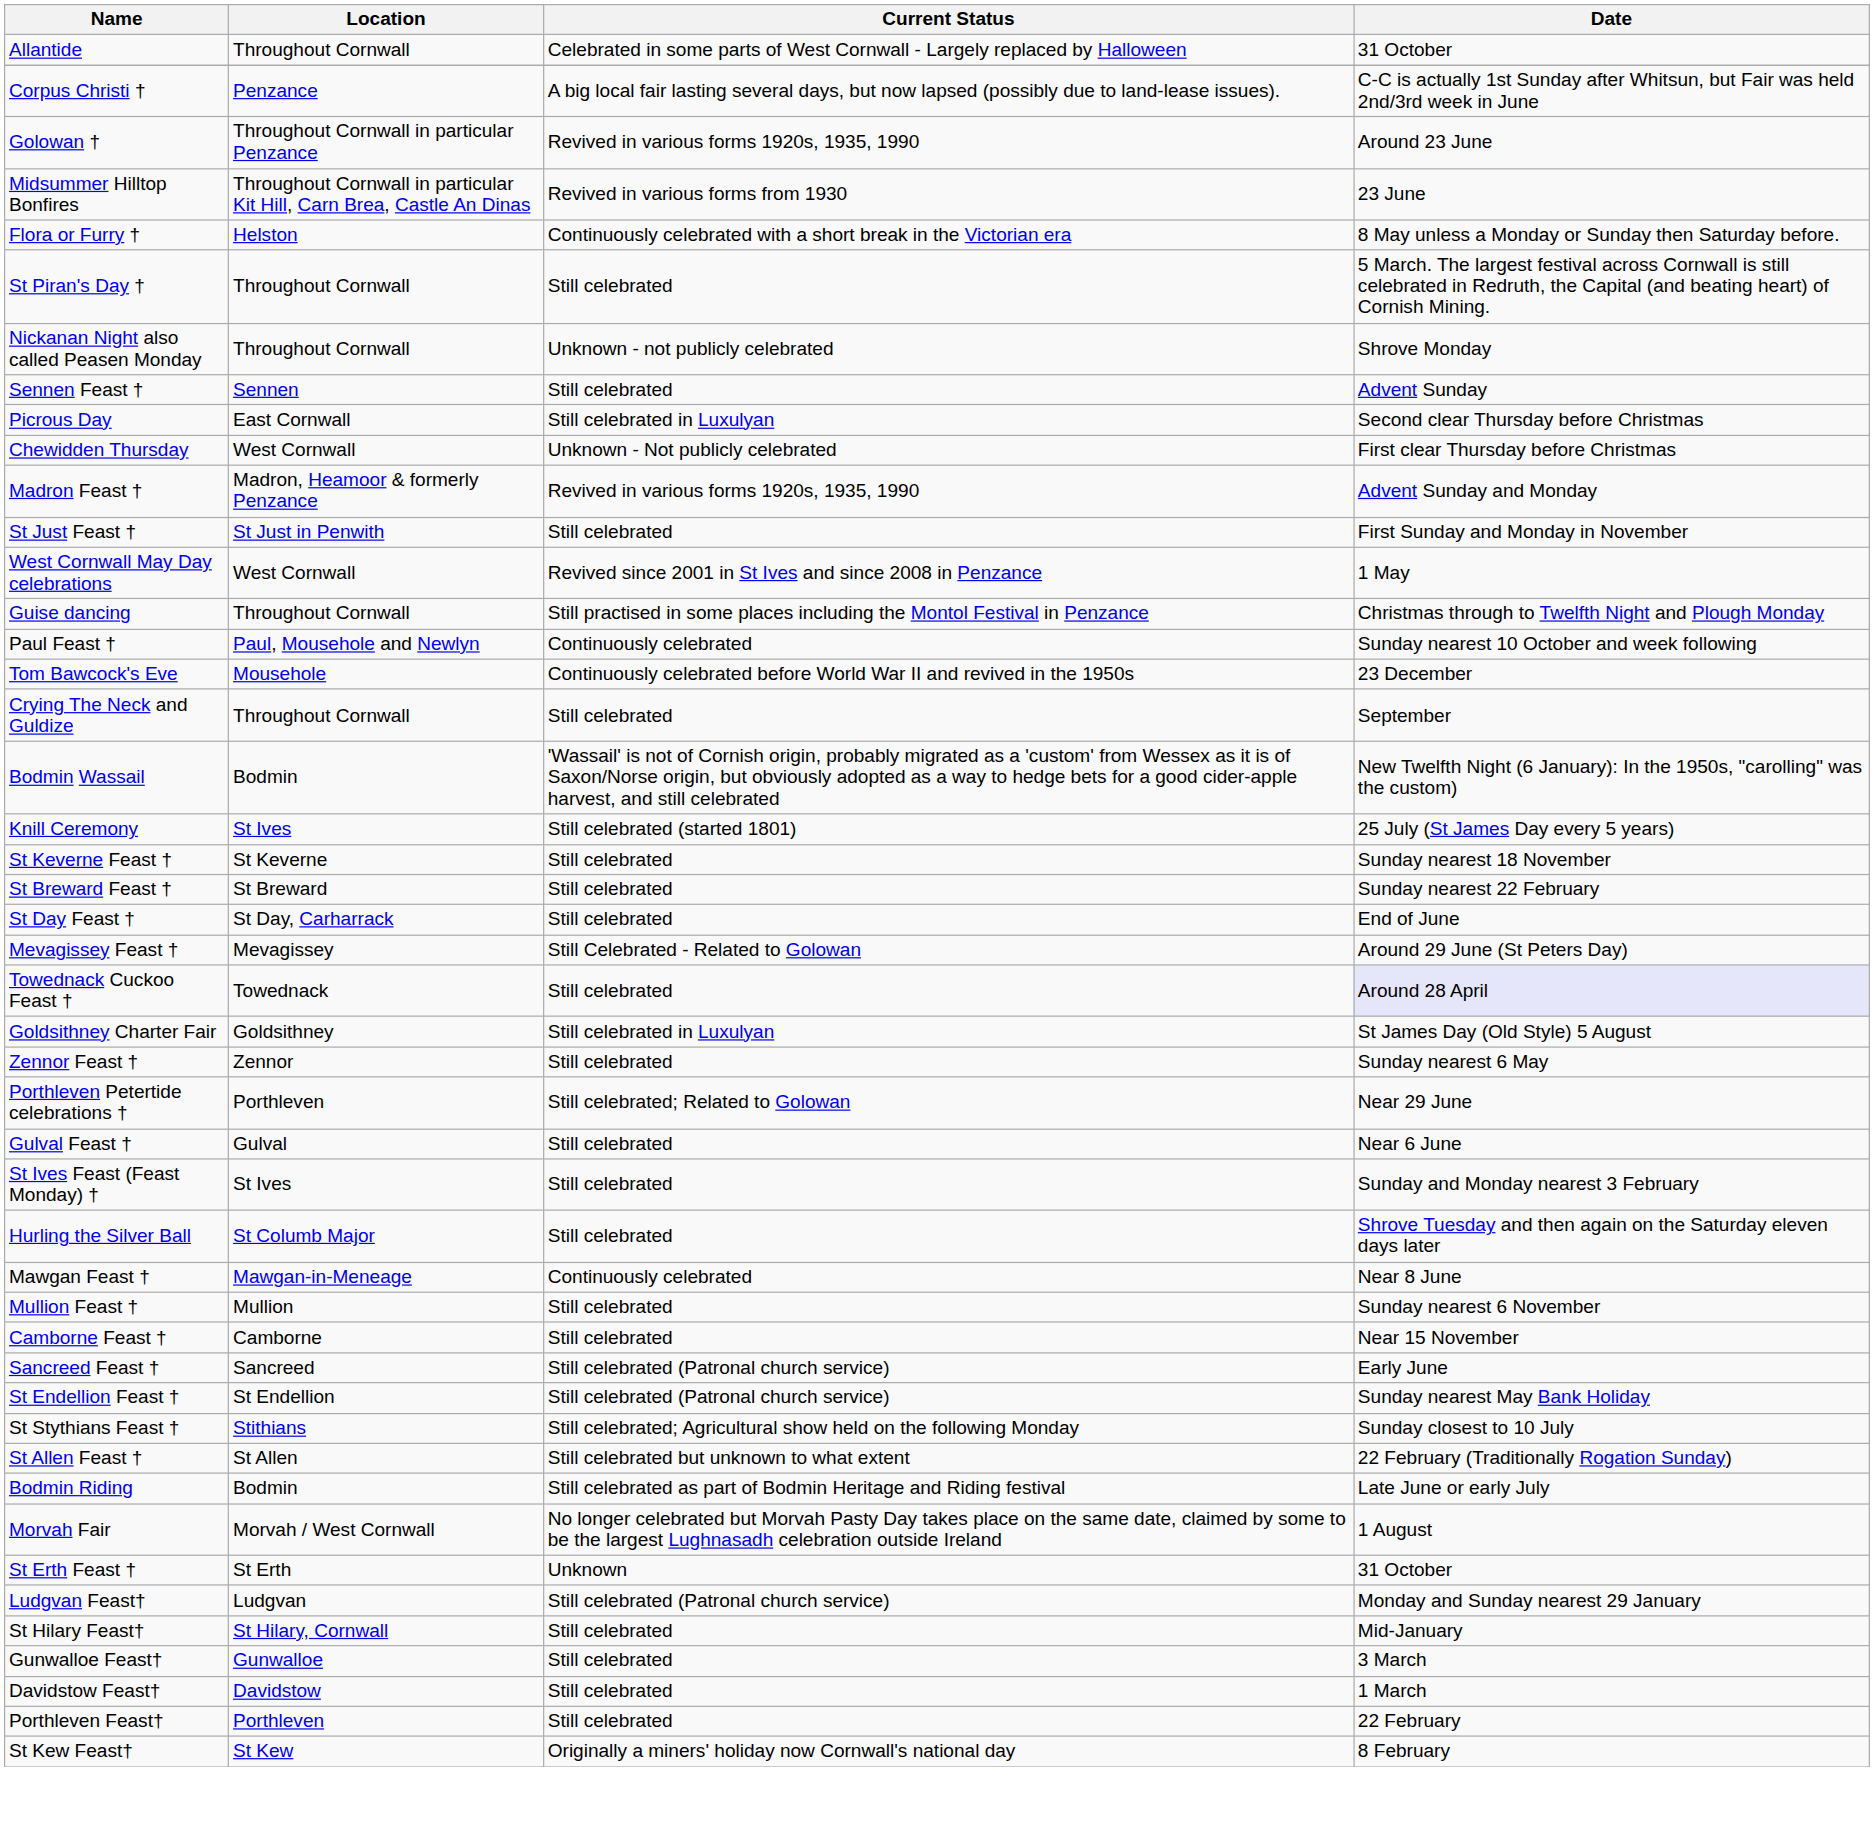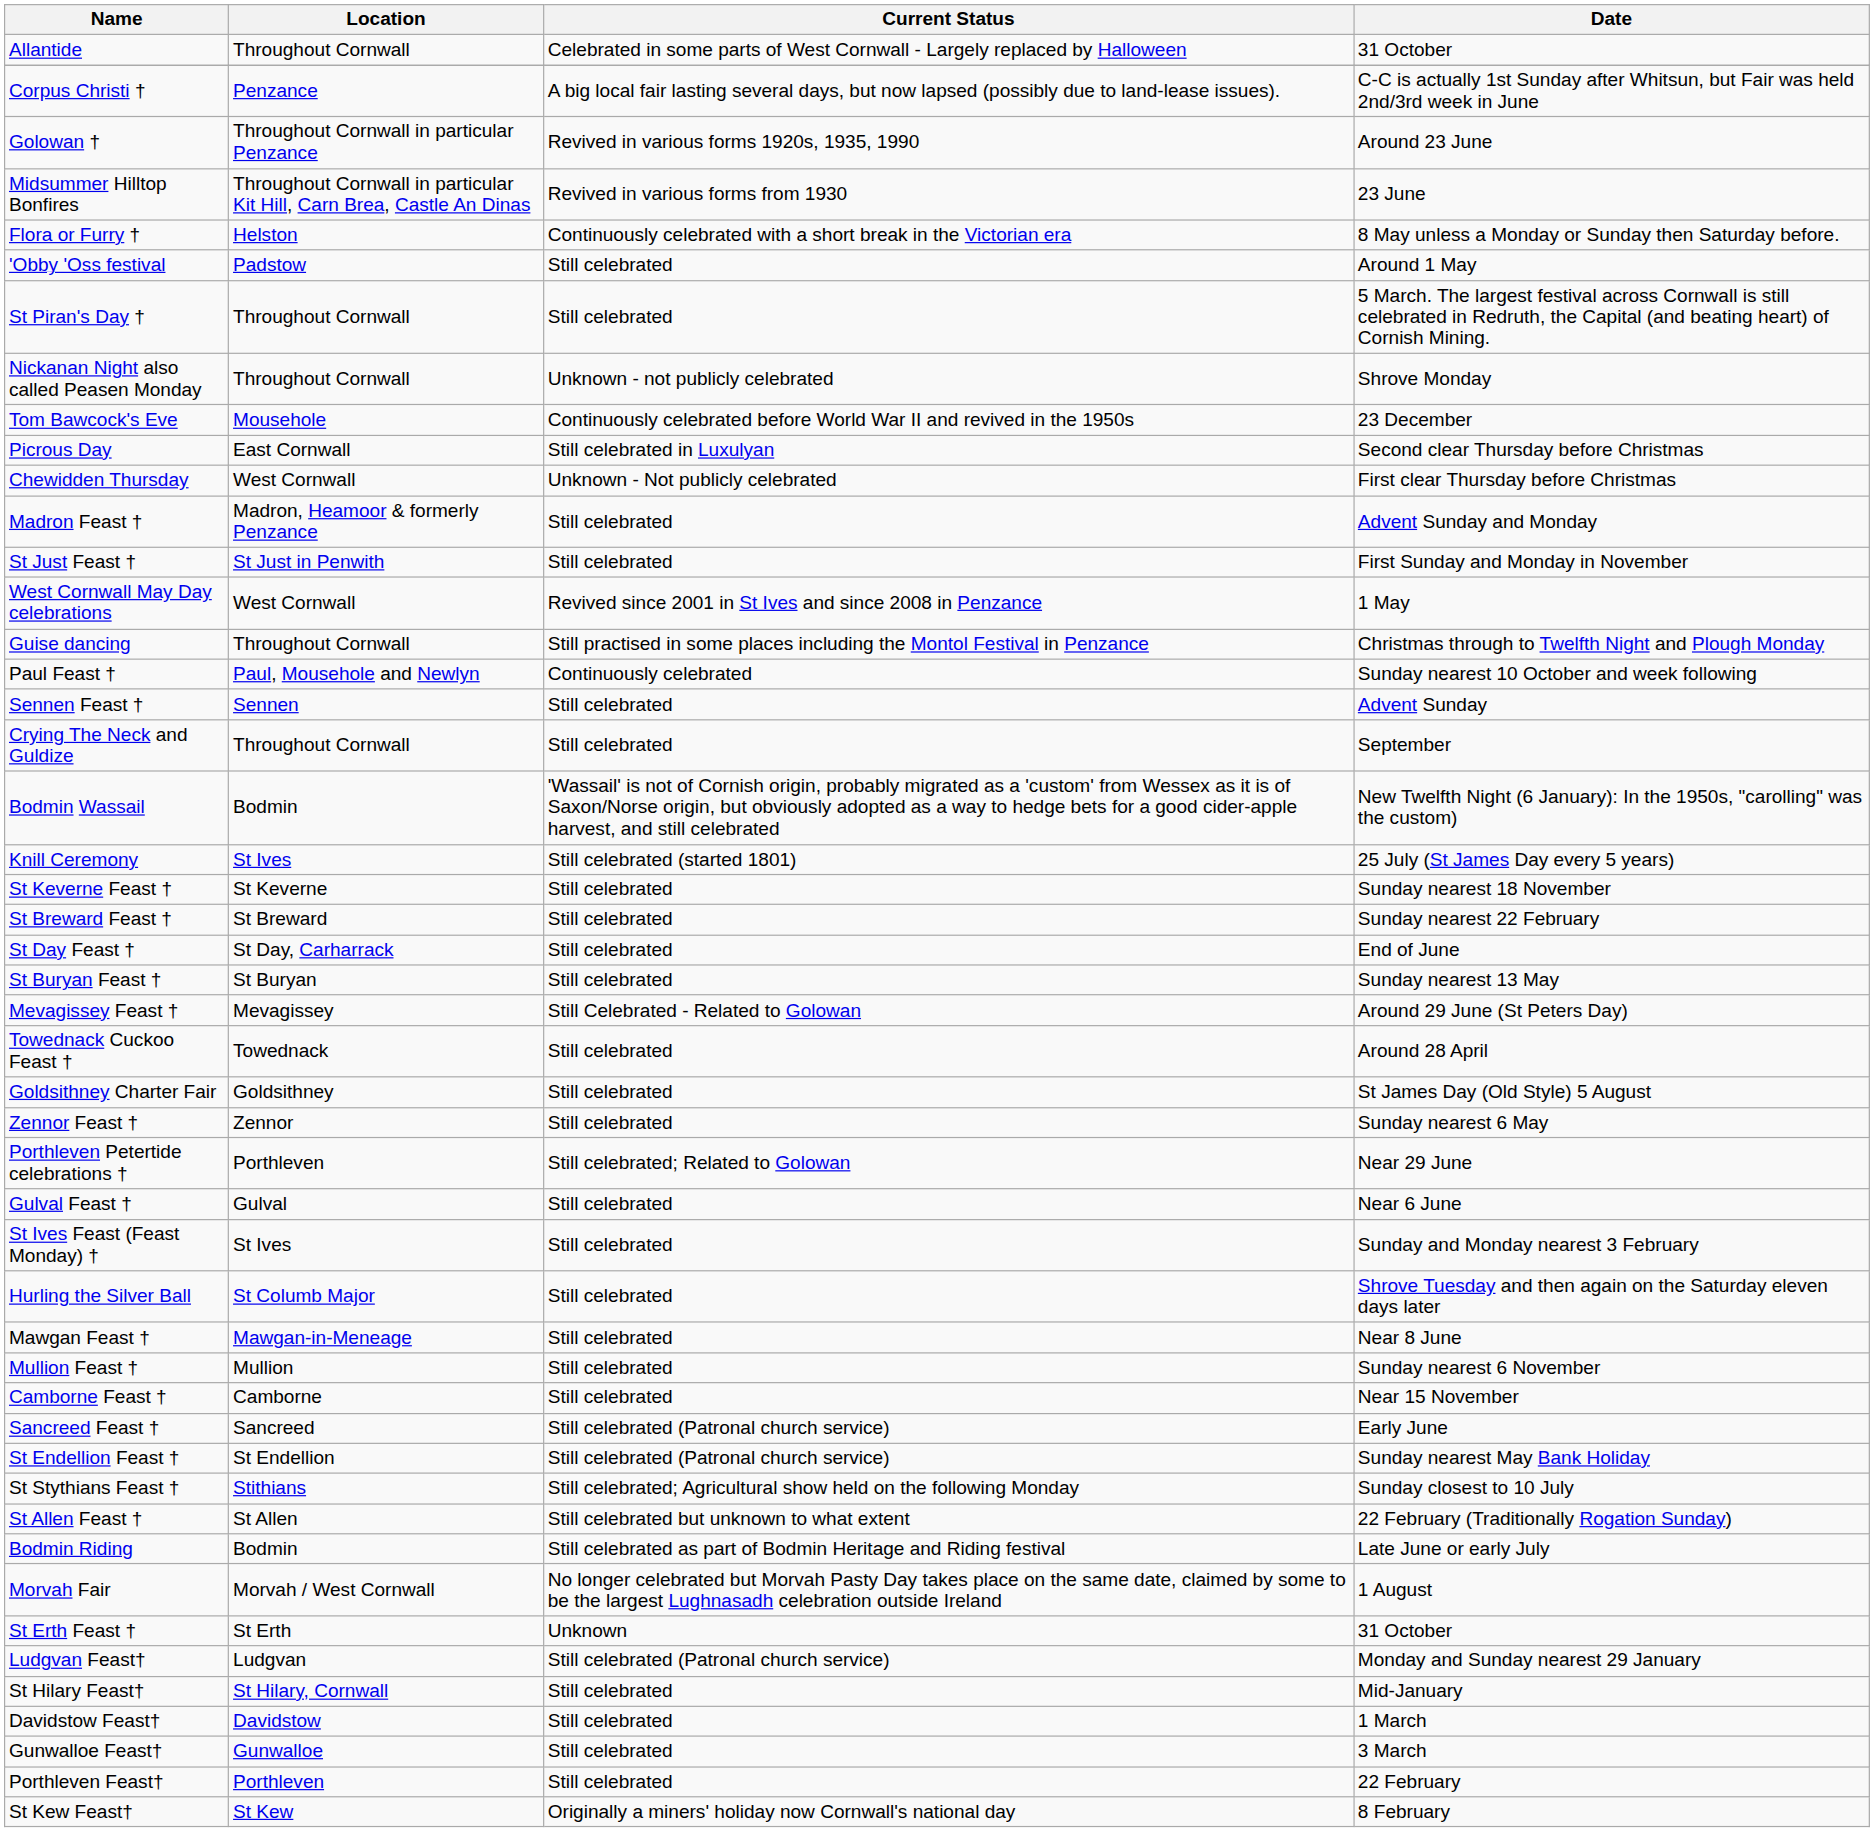+ row: (87, 265)
rows swapped: (93, 674) <-> (76, 389)
(733, 491) Revived in various forms 1920s, 1935, 1990 -> (610, 521) Still celebrated
+ row: (85, 979)
(1423, 990) lavender background -> (1423, 1051) no background
(661, 1031) Still celebrated in Luxulyan -> (610, 1091) Still celebrated
(650, 1277) Continuously celebrated -> (610, 1337) Still celebrated
rows swapped: (85, 1690) <-> (86, 1660)
